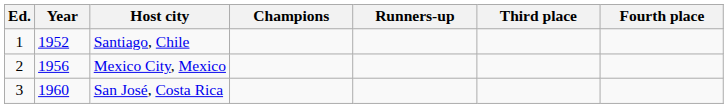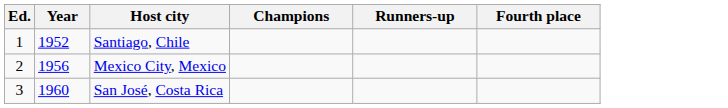- column: (538, 16)
